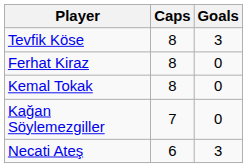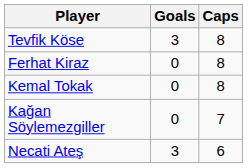columns swapped: (172, 16) <-> (218, 16)
